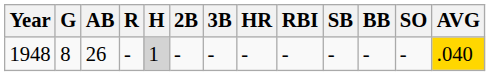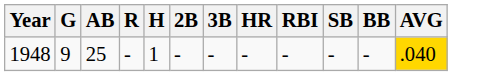- column: (413, 20)
(65, 53) 8 -> (65, 53) 9
(96, 53) 26 -> (96, 53) 25
(154, 53) lightgrey background -> (154, 53) no background
